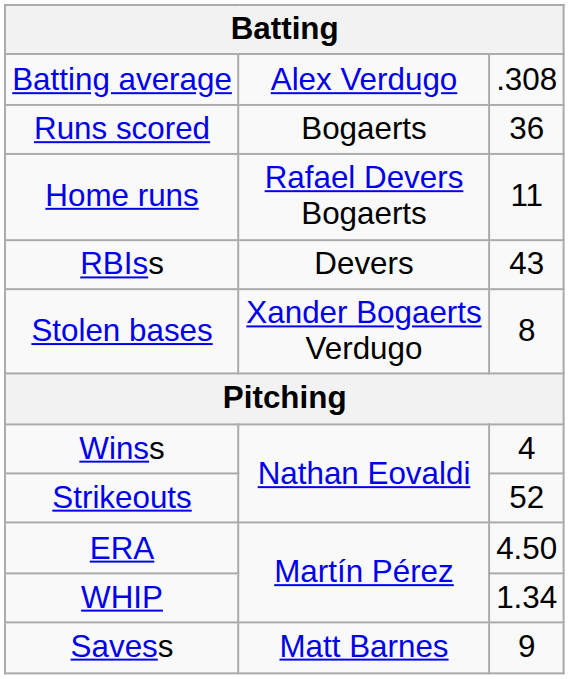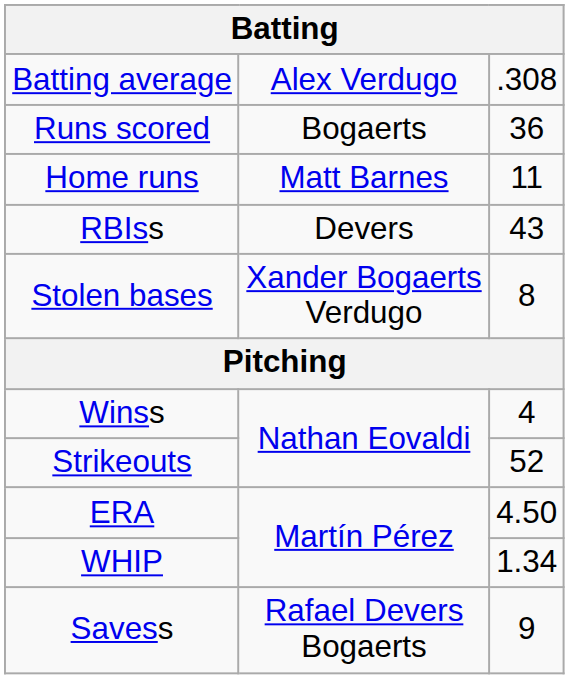(364, 196) Rafael Devers Bogaerts -> (364, 178) Matt Barnes
(364, 647) Matt Barnes -> (364, 629) Rafael Devers Bogaerts
